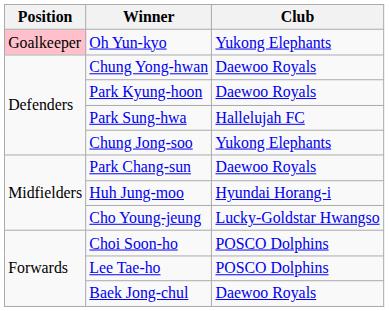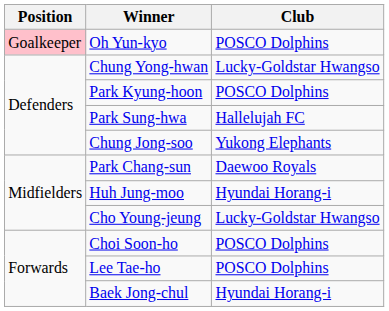(273, 42) Yukong Elephants -> (272, 42) POSCO Dolphins
(266, 67) Daewoo Royals -> (298, 67) Lucky-Goldstar Hwangso
(266, 92) Daewoo Royals -> (272, 92) POSCO Dolphins
(266, 293) Daewoo Royals -> (273, 293) Hyundai Horang-i
